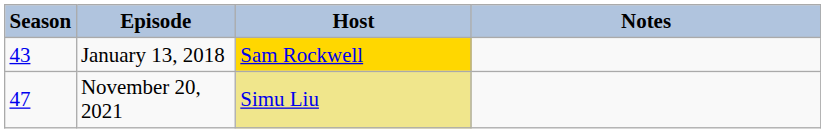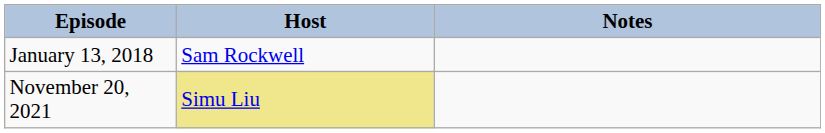- column: (40, 21)
(302, 54) gold background -> (243, 54) no background
